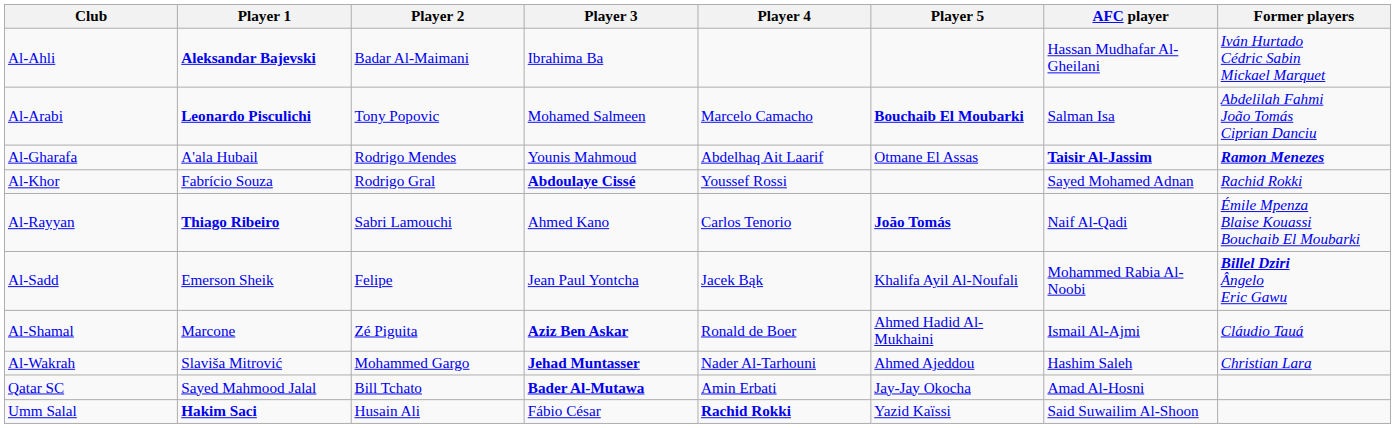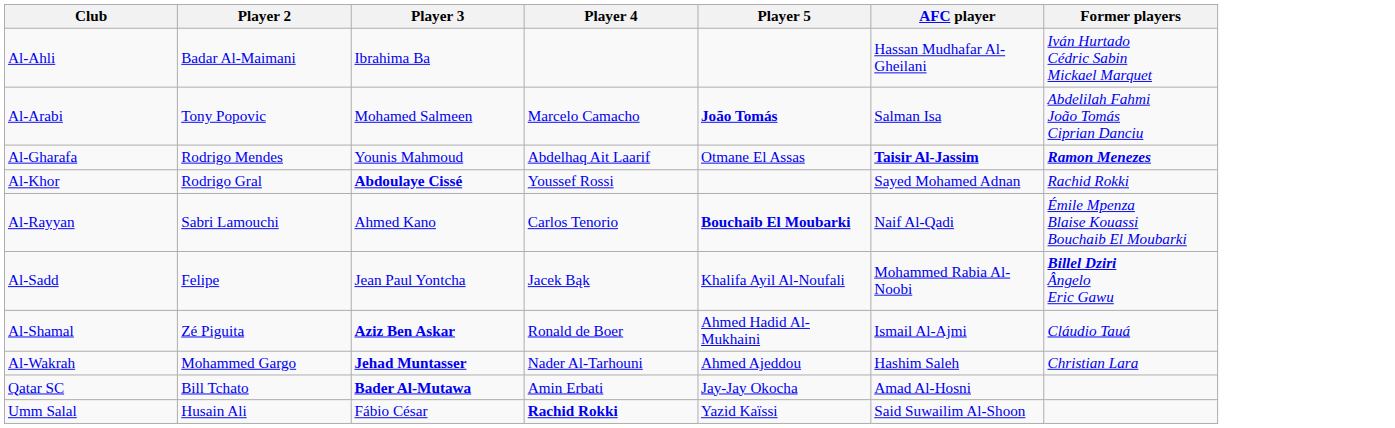- column: (264, 16)
(949, 116) Bouchaib El Moubarki -> (739, 116) João Tomás
(912, 222) João Tomás -> (776, 222) Bouchaib El Moubarki
